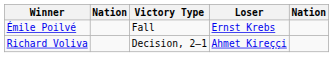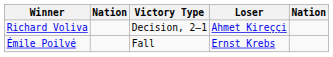rows swapped: (41, 28) <-> (47, 44)
